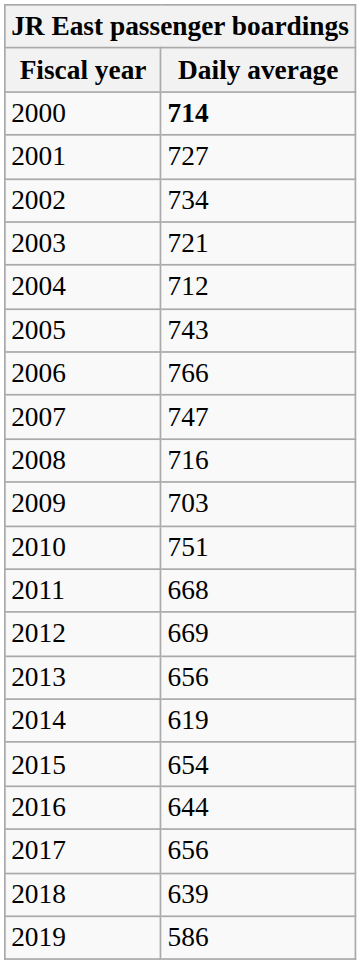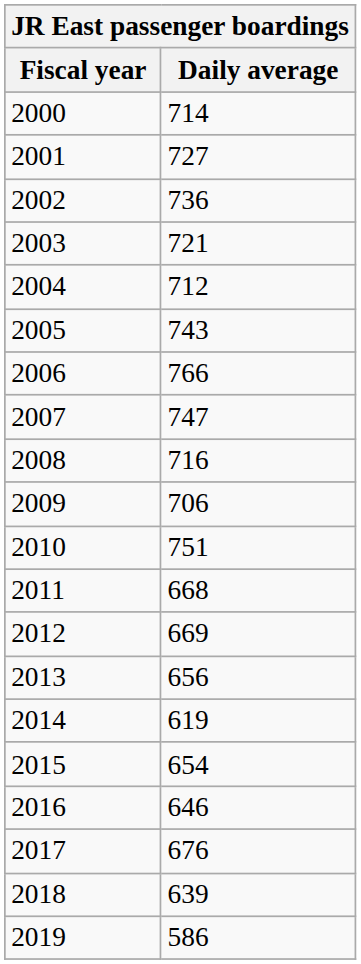(188, 112) bold -> (188, 112) normal
(188, 199) 734 -> (188, 199) 736
(188, 503) 703 -> (188, 503) 706
(188, 807) 644 -> (188, 807) 646
(188, 850) 656 -> (188, 850) 676
